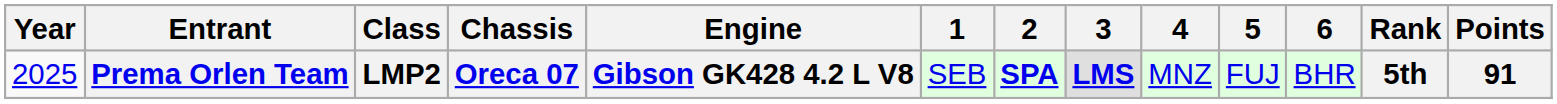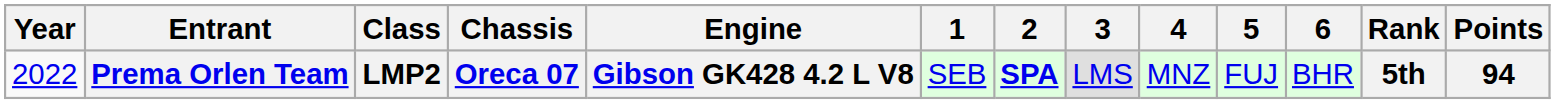(45, 74) 2025 -> (45, 74) 2022
(1103, 74) bold -> (1103, 74) normal
(1500, 74) 91 -> (1498, 74) 94
